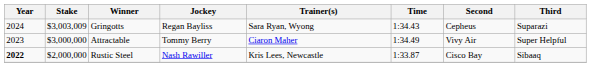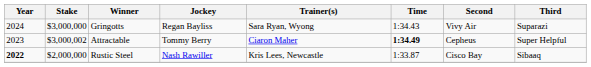(67, 26) $3,003,009 -> (67, 26) $3,000,000
(461, 26) Cepheus -> (461, 26) Vivy Air
(67, 41) $3,000,000 -> (67, 41) $3,000,002
(406, 41) normal -> (406, 41) bold
(461, 41) Vivy Air -> (461, 41) Cepheus
